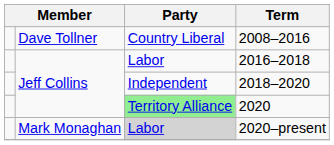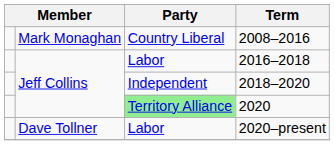(58, 38) Dave Tollner -> (70, 38) Mark Monaghan
(70, 128) Mark Monaghan -> (58, 128) Dave Tollner
(146, 128) lightgrey background -> (146, 128) no background
